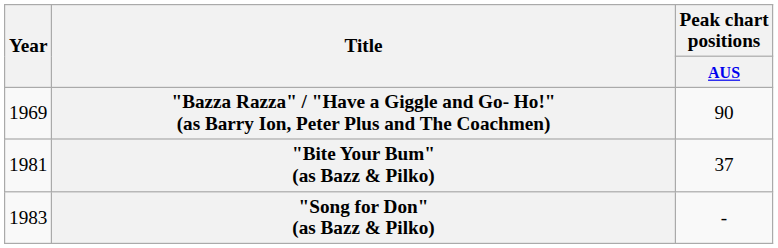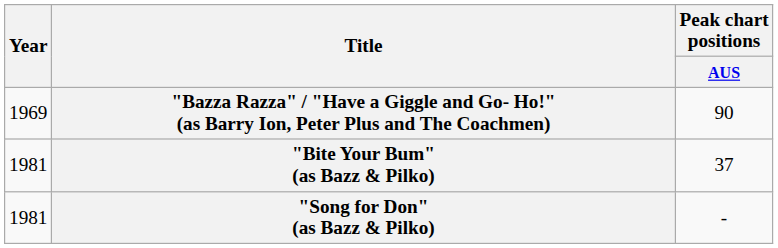(28, 217) 1983 -> (28, 217) 1981
